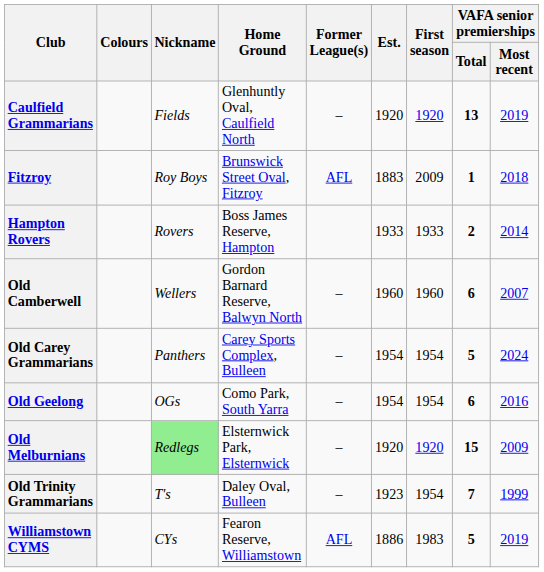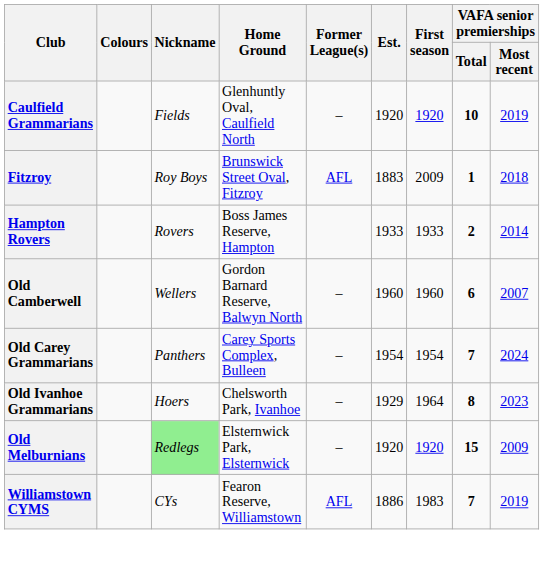(471, 115) 13 -> (471, 115) 10
(471, 355) 5 -> (471, 355) 7
- row: (45, 401)
+ row: (50, 401)
- row: (50, 493)
(471, 539) 5 -> (471, 501) 7
